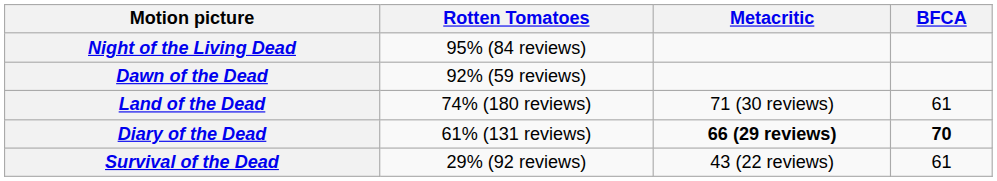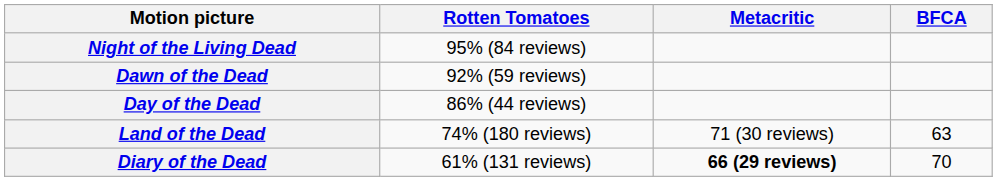+ row: (192, 104)
(942, 104) 61 -> (942, 133) 63
(942, 133) bold -> (942, 162) normal
- row: (192, 162)
